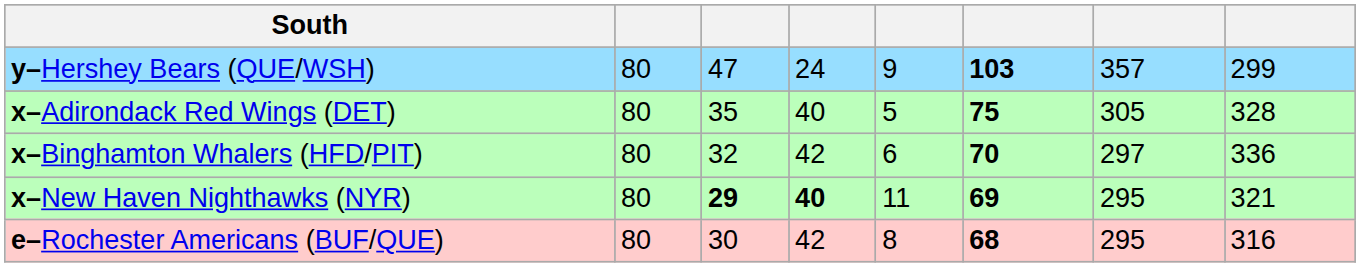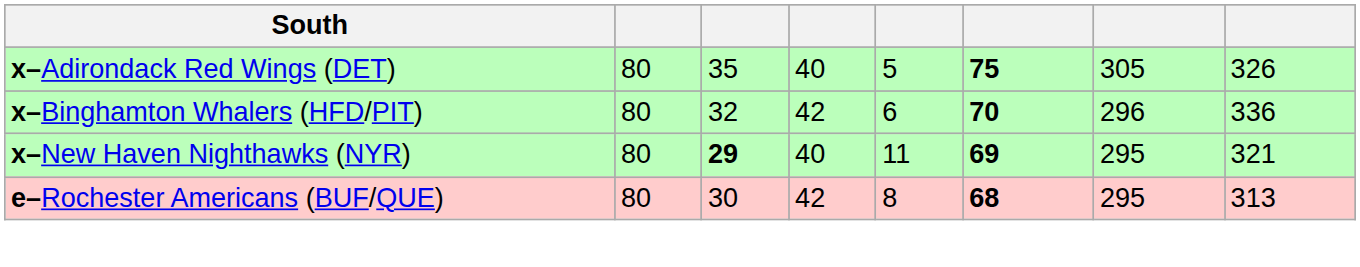- row: (193, 68)
(1253, 111) 328 -> (1253, 68) 326
(1123, 154) 297 -> (1123, 111) 296
(810, 197) bold -> (810, 154) normal
(1253, 240) 316 -> (1253, 197) 313
